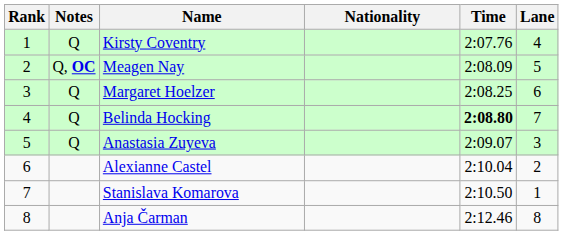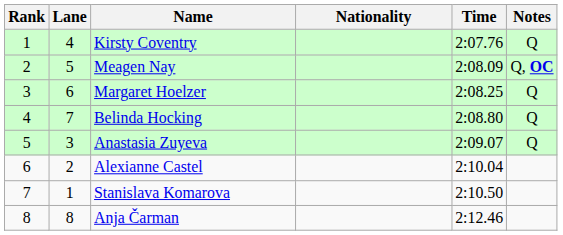columns swapped: (537, 17) <-> (74, 17)
(488, 117) bold -> (479, 117) normal
